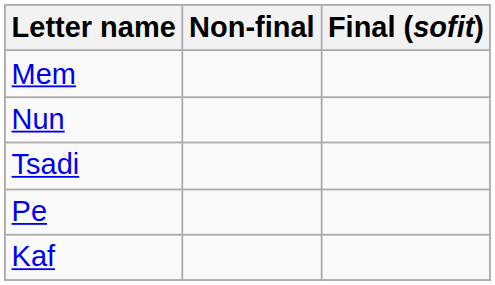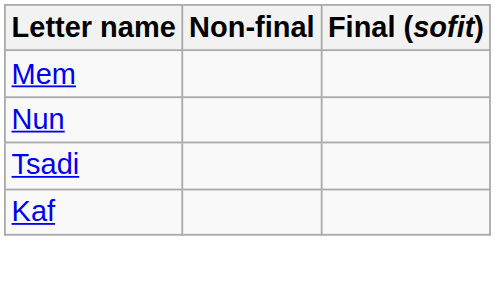- row: (29, 211)
